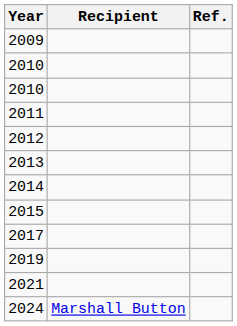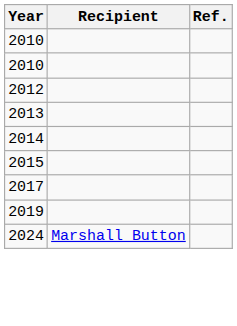- row: (26, 41)
- row: (26, 114)
- row: (26, 285)
